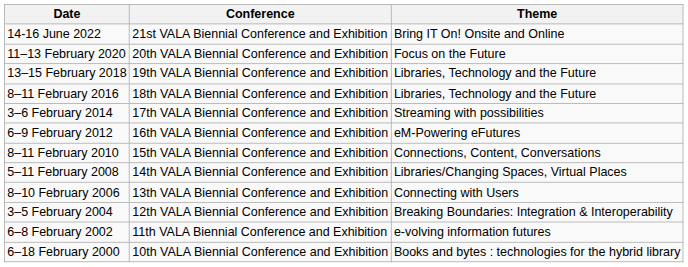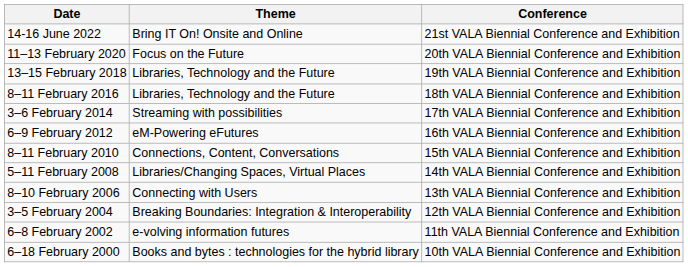columns swapped: (260, 14) <-> (537, 14)
